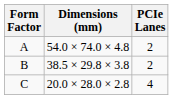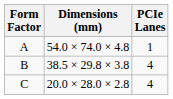(150, 46) 2 -> (150, 46) 1
(150, 65) 2 -> (150, 65) 4
